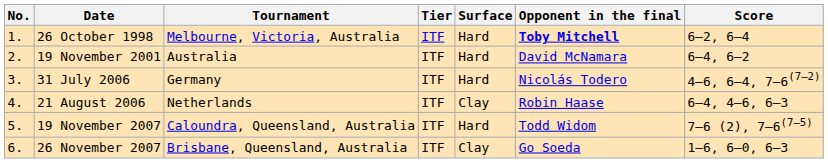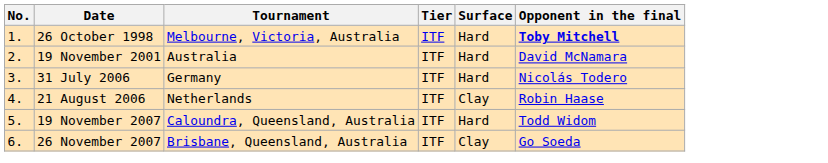- column: (754, 15)
